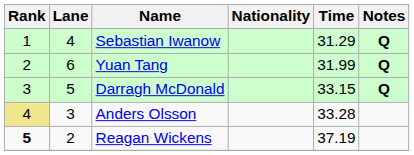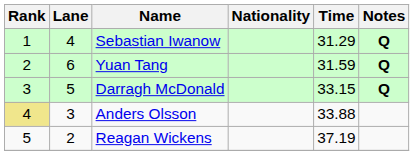(336, 65) 31.99 -> (336, 65) 31.59
(336, 114) 33.28 -> (336, 114) 33.88
(27, 138) bold -> (27, 138) normal
